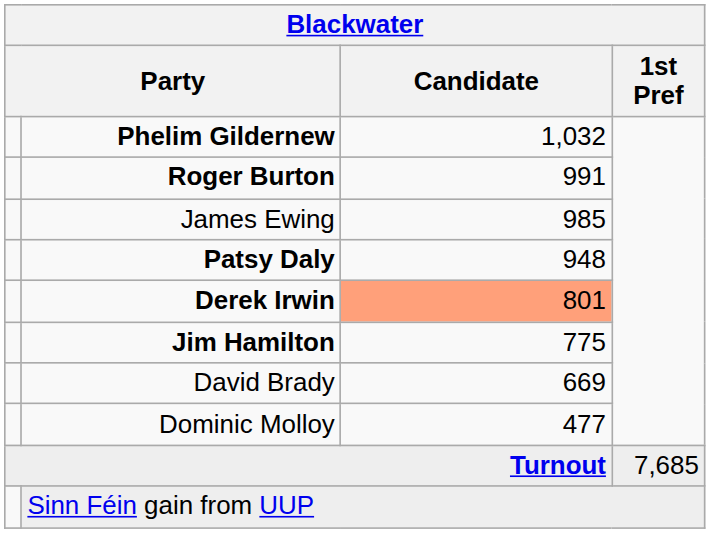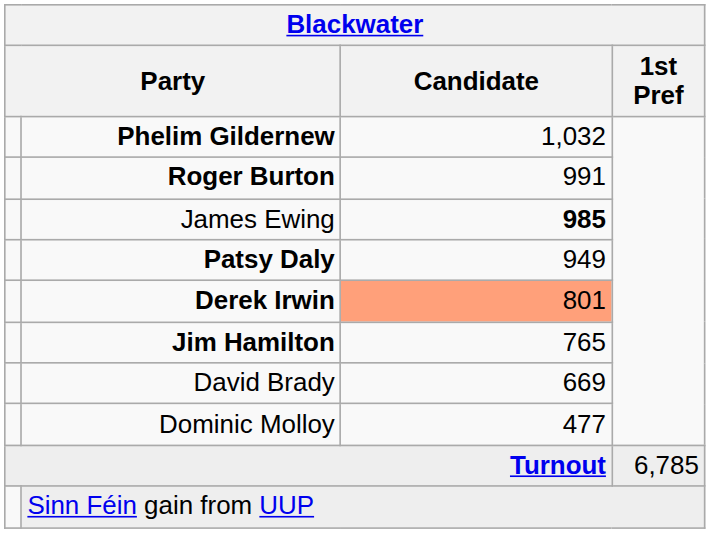(584, 218) normal -> (584, 218) bold
(584, 259) 948 -> (584, 259) 949
(584, 341) 775 -> (584, 341) 765
(666, 465) 7,685 -> (666, 465) 6,785
